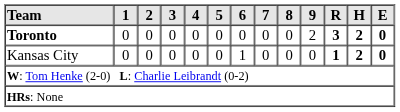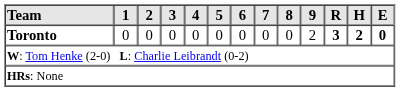- row: (43, 55)
